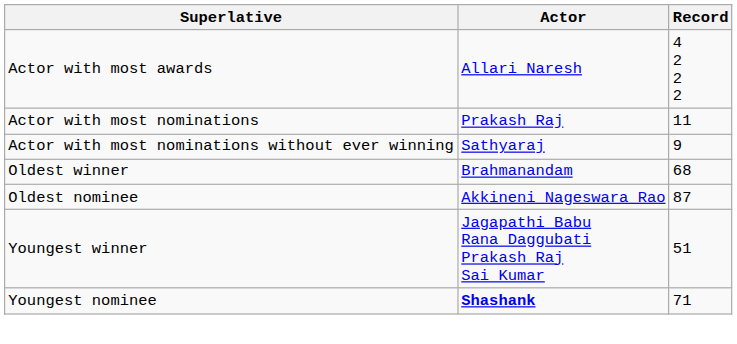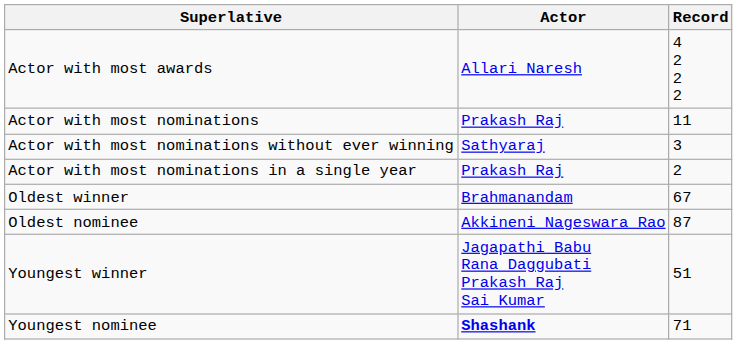(678, 146) 9 -> (678, 146) 3
+ row: (213, 172)
(682, 172) 68 -> (682, 197) 67
